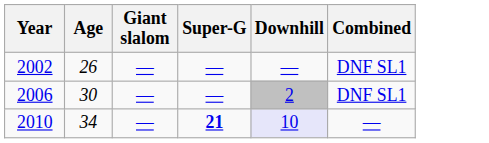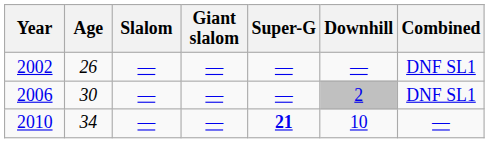+ column: (146, 28)
(289, 123) lavender background -> (359, 123) no background
